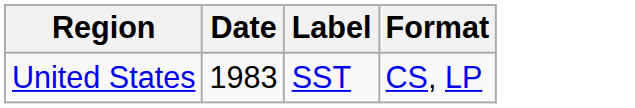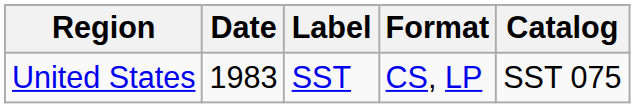+ column: (562, 28)
